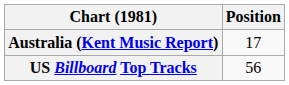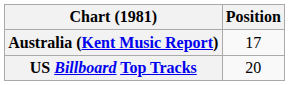(253, 67) 56 -> (253, 67) 20
